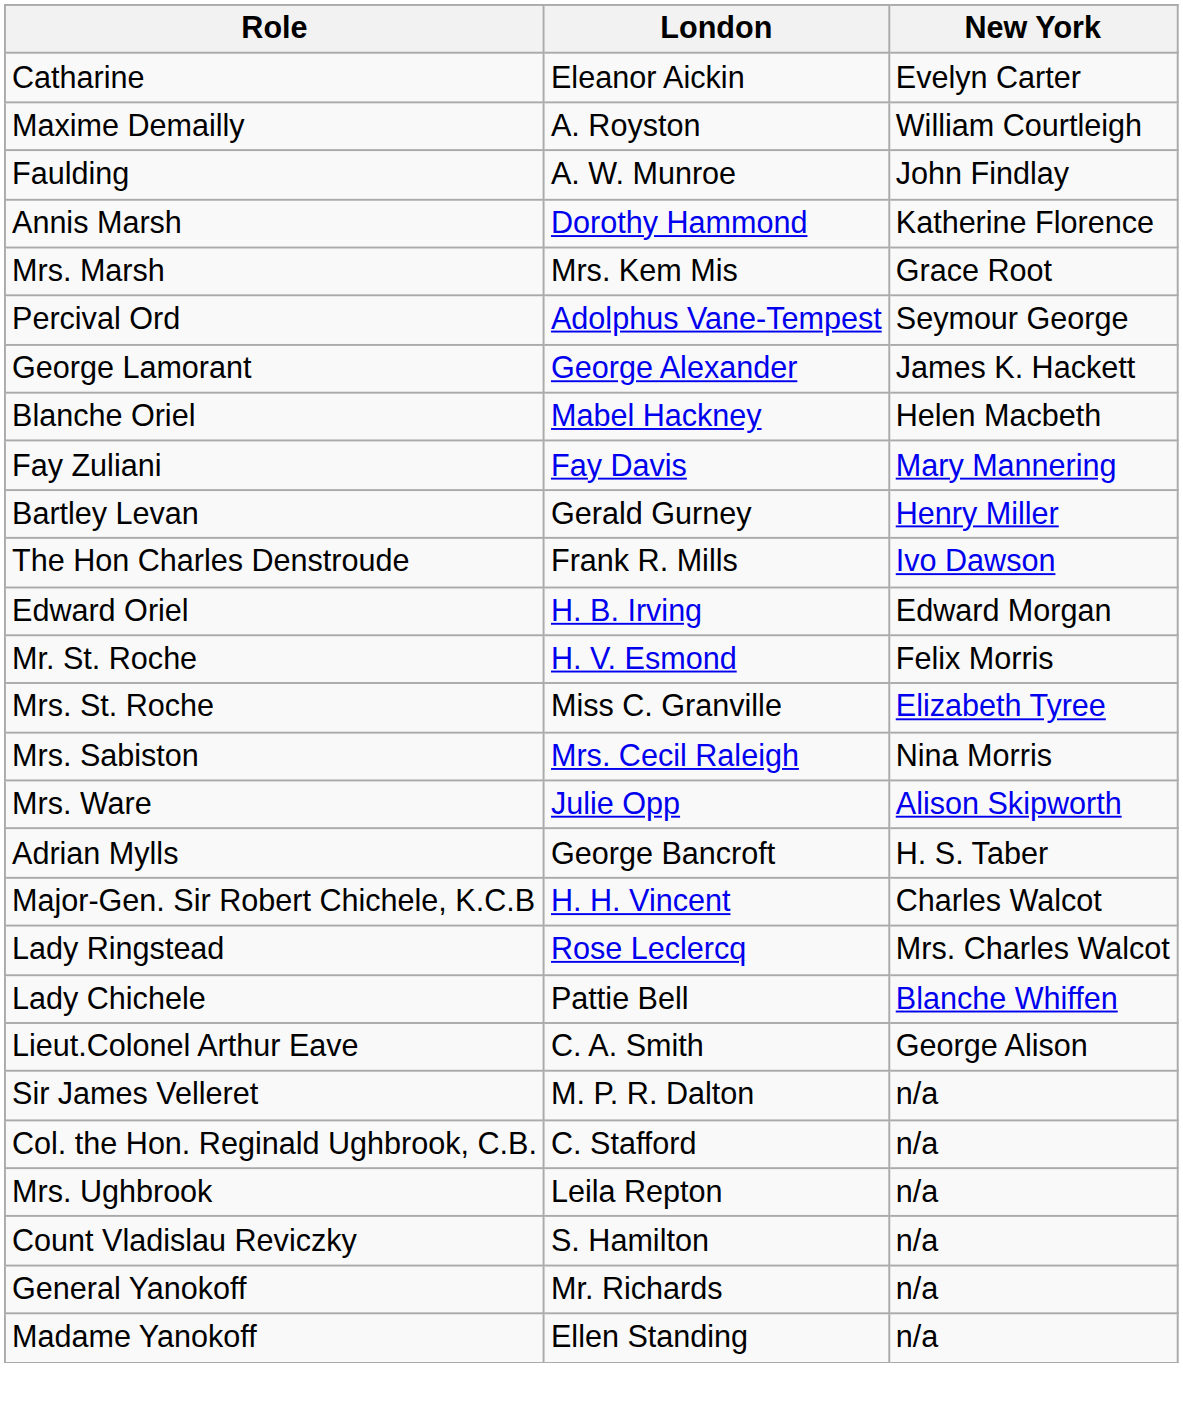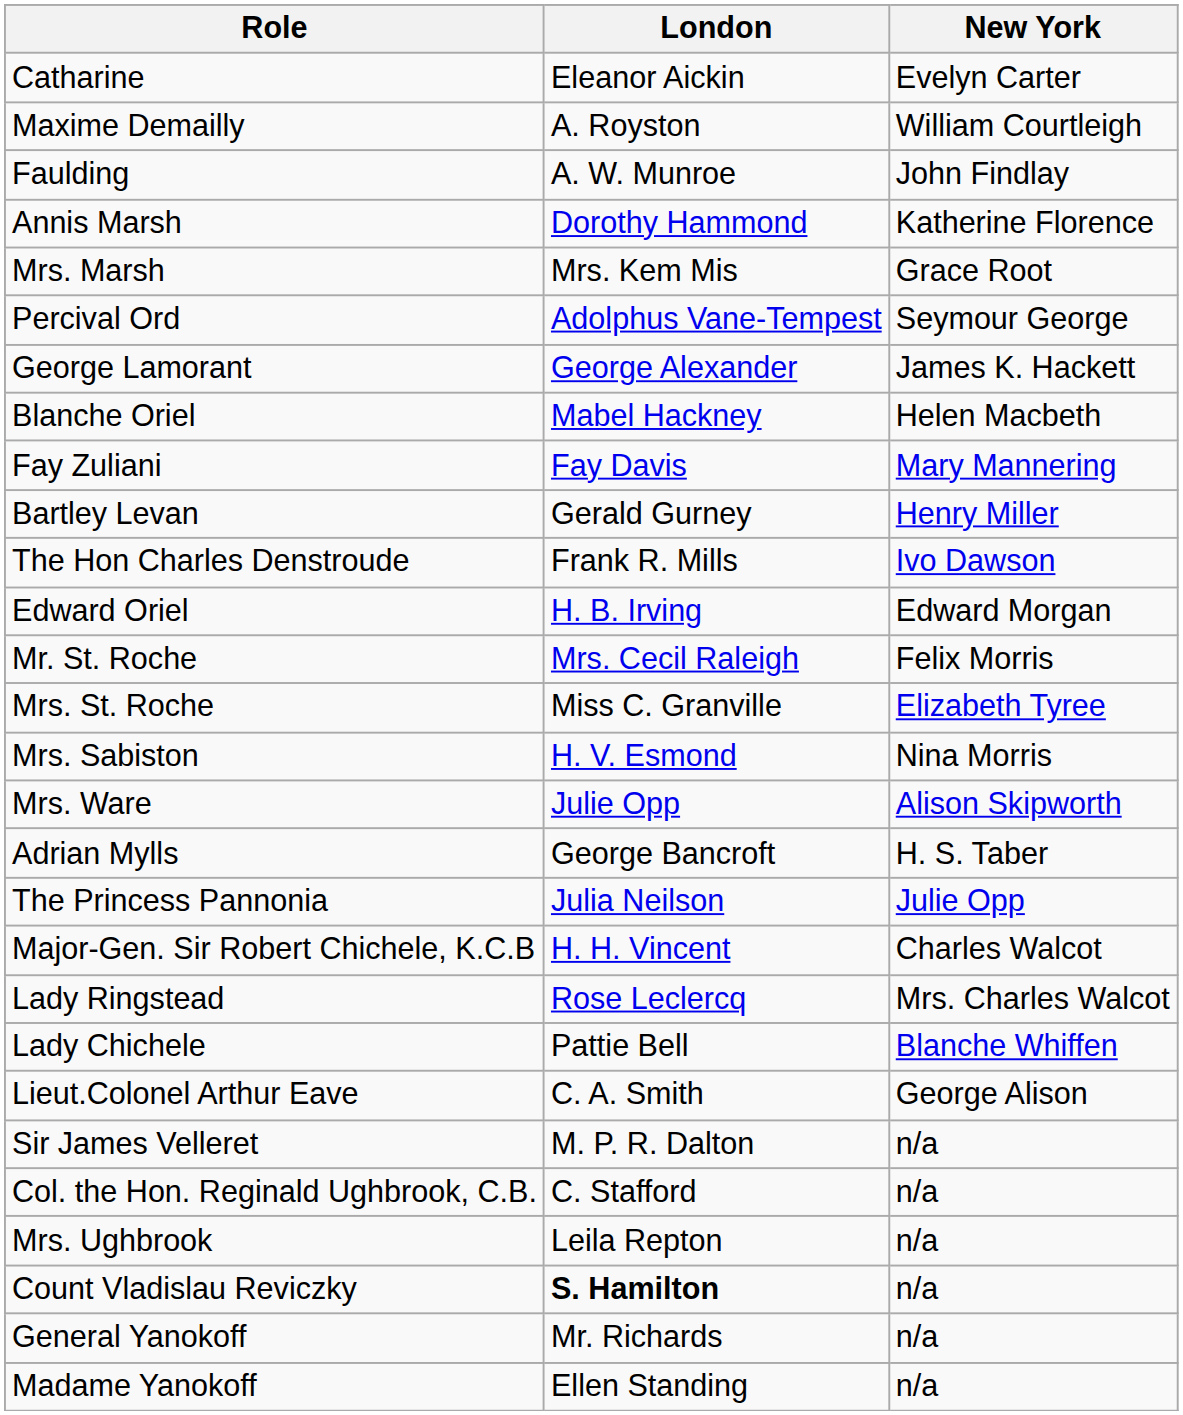(644, 658) H. V. Esmond -> (675, 658) Mrs. Cecil Raleigh
(675, 755) Mrs. Cecil Raleigh -> (644, 755) H. V. Esmond
+ row: (170, 901)
(630, 1240) normal -> (635, 1288) bold
